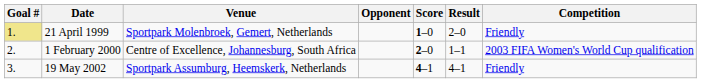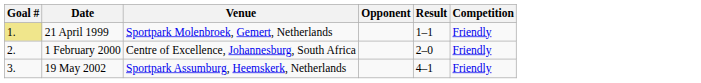- column: (429, 13)
(457, 31) 2–0 -> (424, 31) 1–1
(457, 50) 1–1 -> (424, 50) 2–0
(589, 50) 2003 FIFA Women's World Cup qualification -> (472, 50) Friendly
